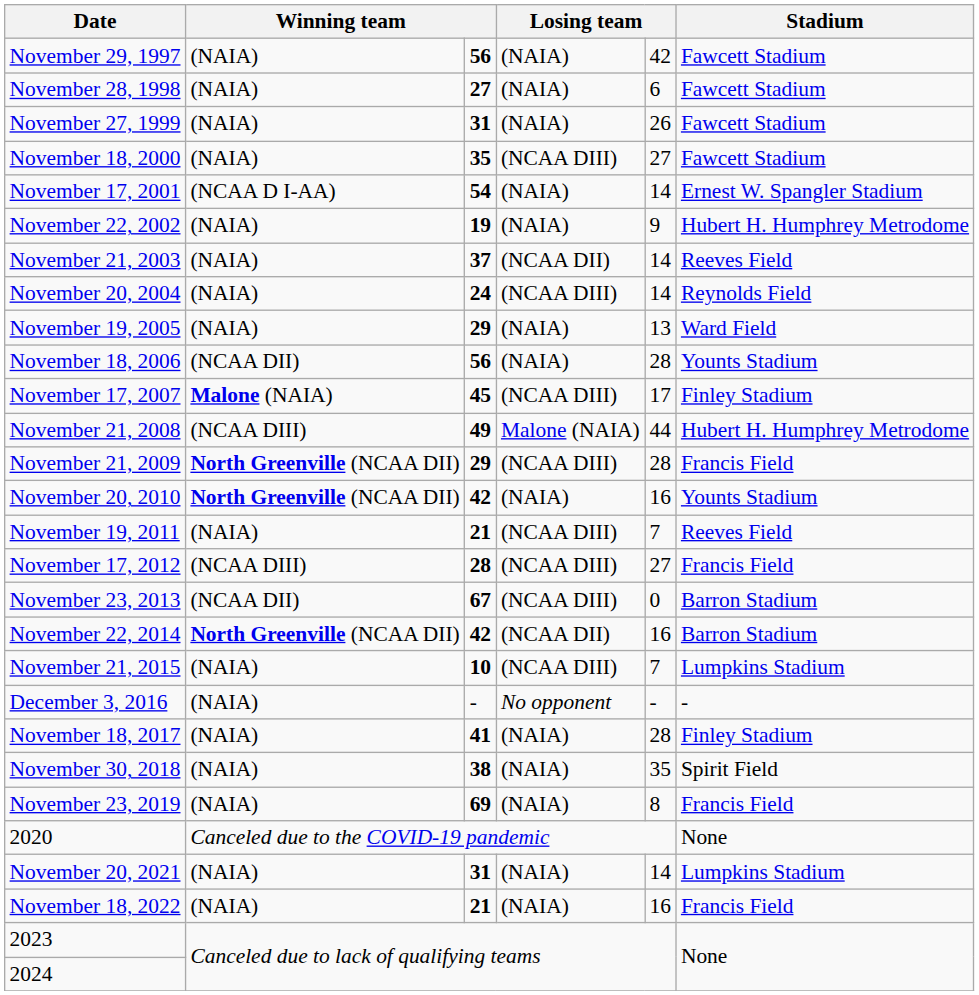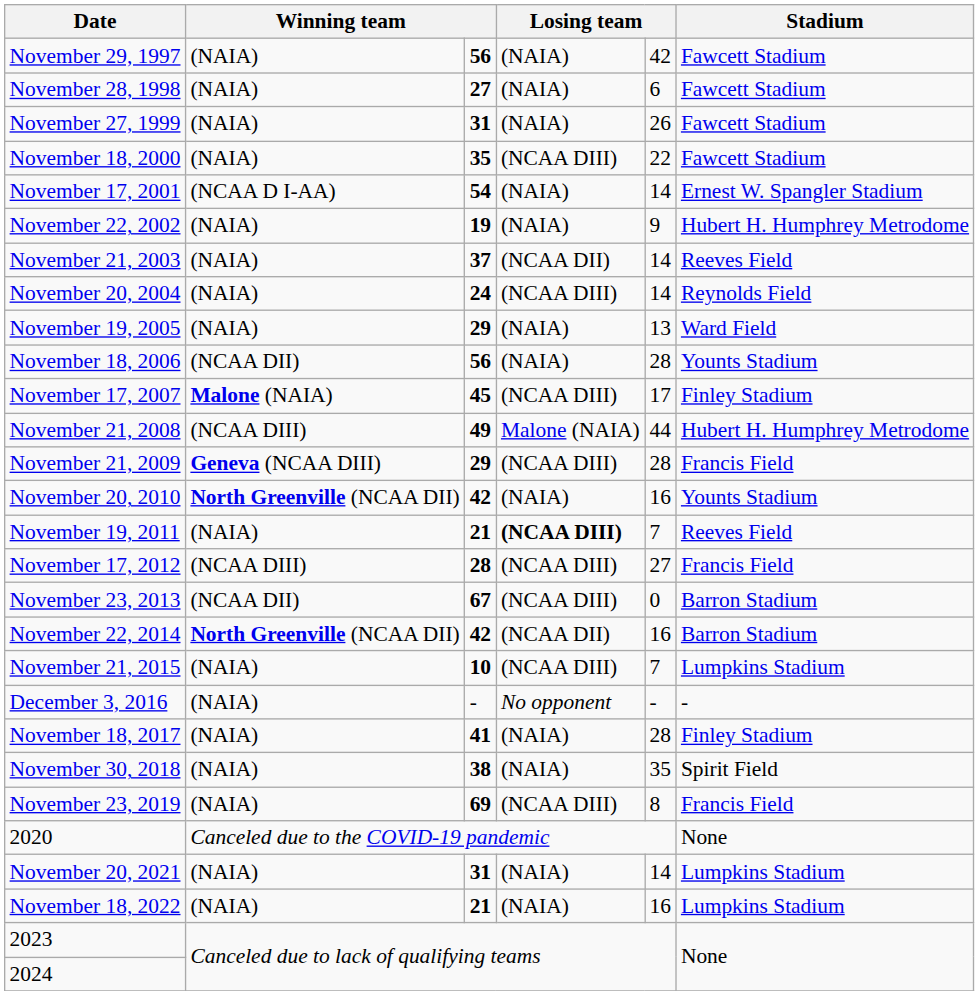(660, 157) 27 -> (660, 157) 22
(325, 463) North Greenville (NCAA DII) -> (286, 463) Geneva (NCAA DIII)
(559, 531) normal -> (561, 531) bold
(535, 803) (NAIA) -> (559, 803) (NCAA DIII)
(737, 905) Francis Field -> (763, 905) Lumpkins Stadium
